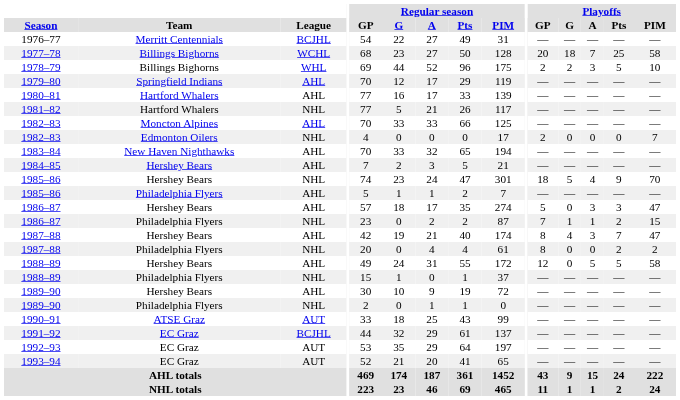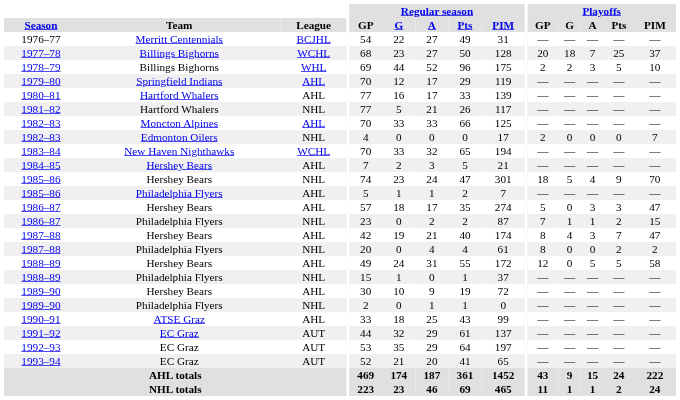(655, 53) 58 -> (655, 53) 37
(314, 151) AHL -> (314, 151) WCHL
(314, 319) AUT -> (314, 319) AHL
(314, 333) BCJHL -> (314, 333) AUT
